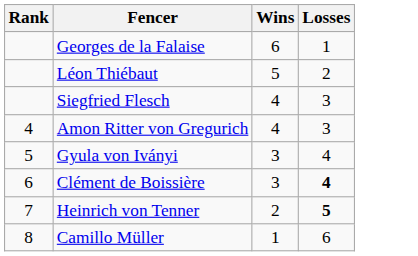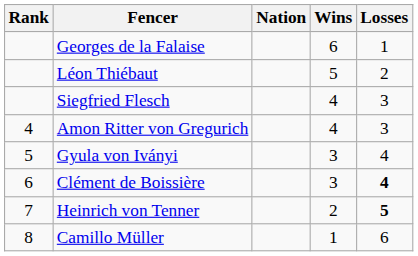+ column: (281, 18)
